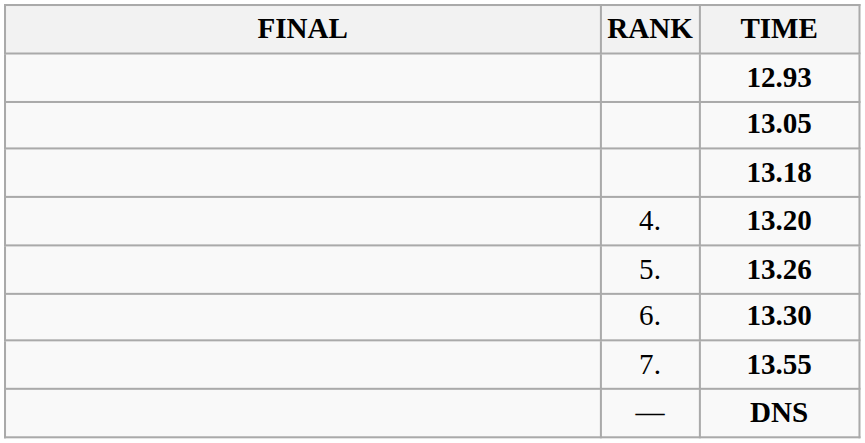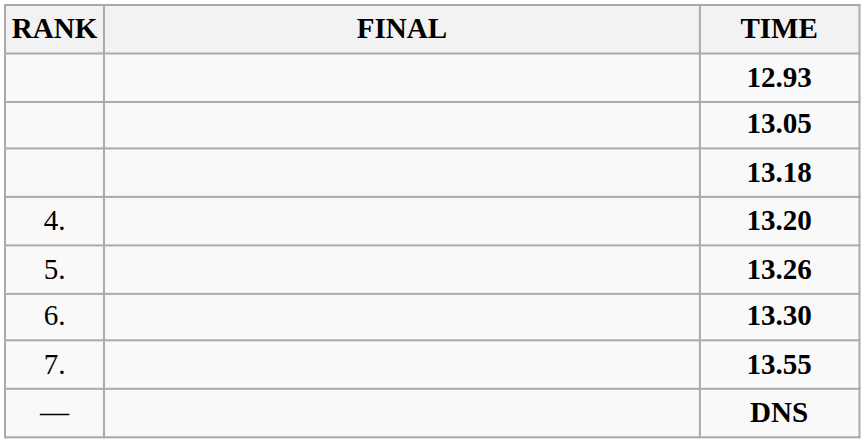columns swapped: (650, 28) <-> (303, 28)
